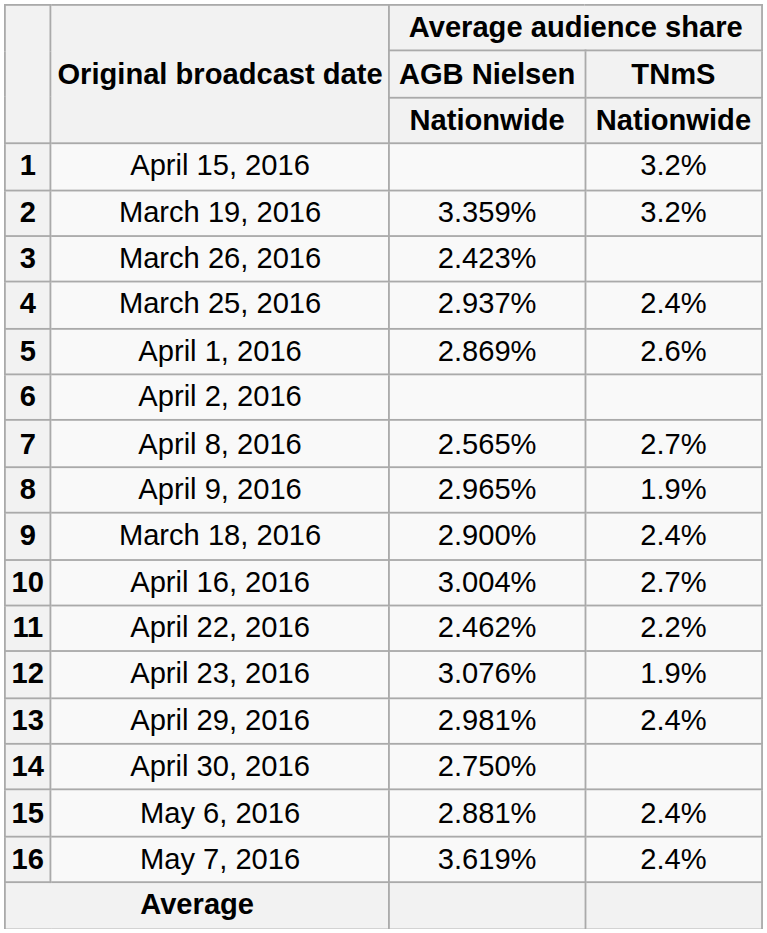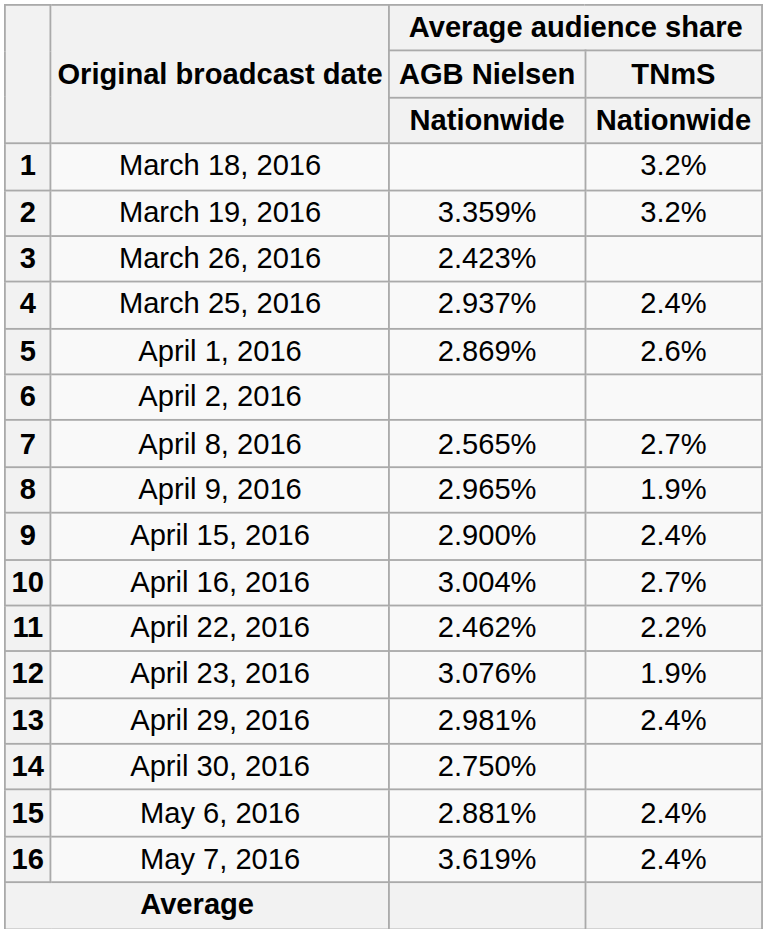(220, 166) April 15, 2016 -> (220, 166) March 18, 2016
(220, 535) March 18, 2016 -> (220, 535) April 15, 2016
